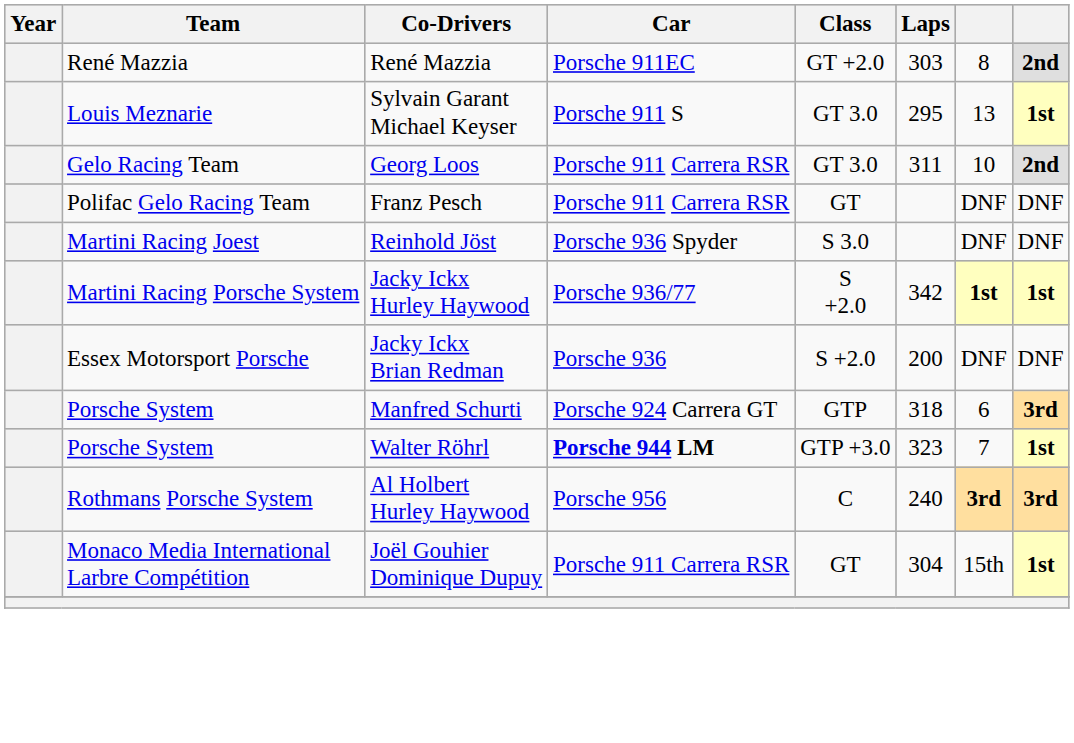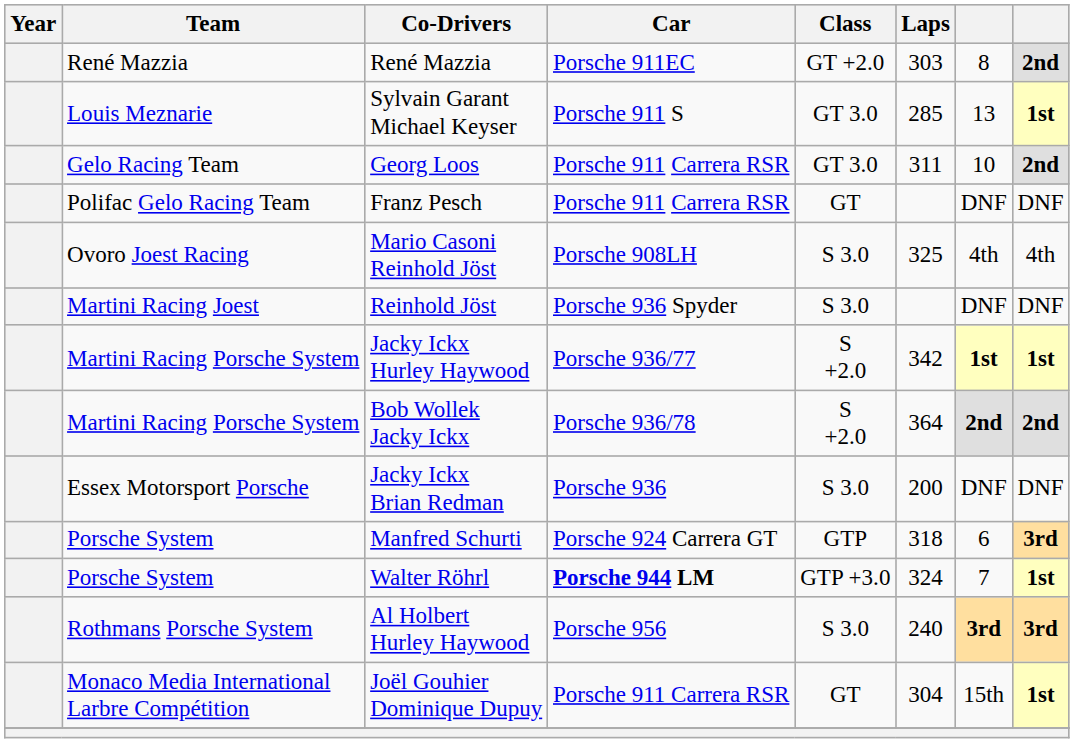(926, 113) 295 -> (926, 113) 285
+ row: (433, 254)
+ row: (425, 423)
(845, 357) S +2.0 -> (845, 488) S 3.0
(926, 447) 323 -> (926, 577) 324
(845, 499) C -> (845, 629) S 3.0
